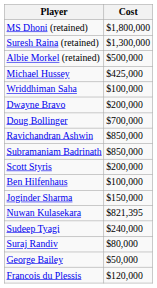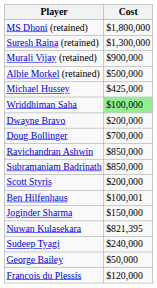+ row: (52, 58)
(124, 89) no background -> (124, 105) lightgreen background
(124, 182) $100,000 -> (124, 197) $100,001
- row: (32, 244)
